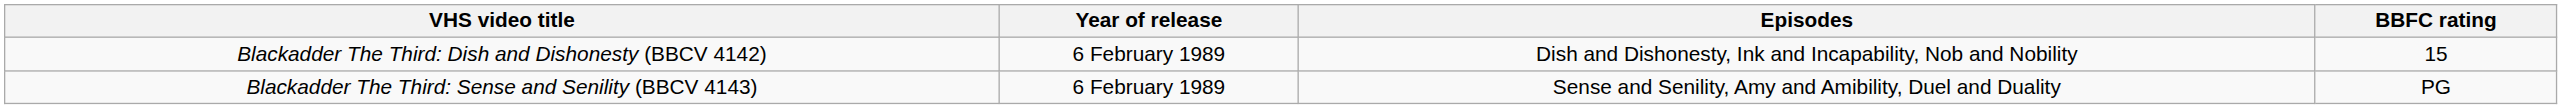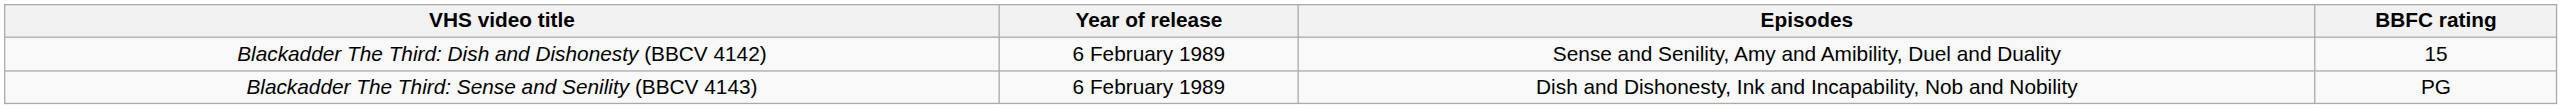(1807, 53) Dish and Dishonesty, Ink and Incapability, Nob and Nobility -> (1807, 53) Sense and Senility, Amy and Amibility, Duel and Duality
(1807, 86) Sense and Senility, Amy and Amibility, Duel and Duality -> (1807, 86) Dish and Dishonesty, Ink and Incapability, Nob and Nobility
